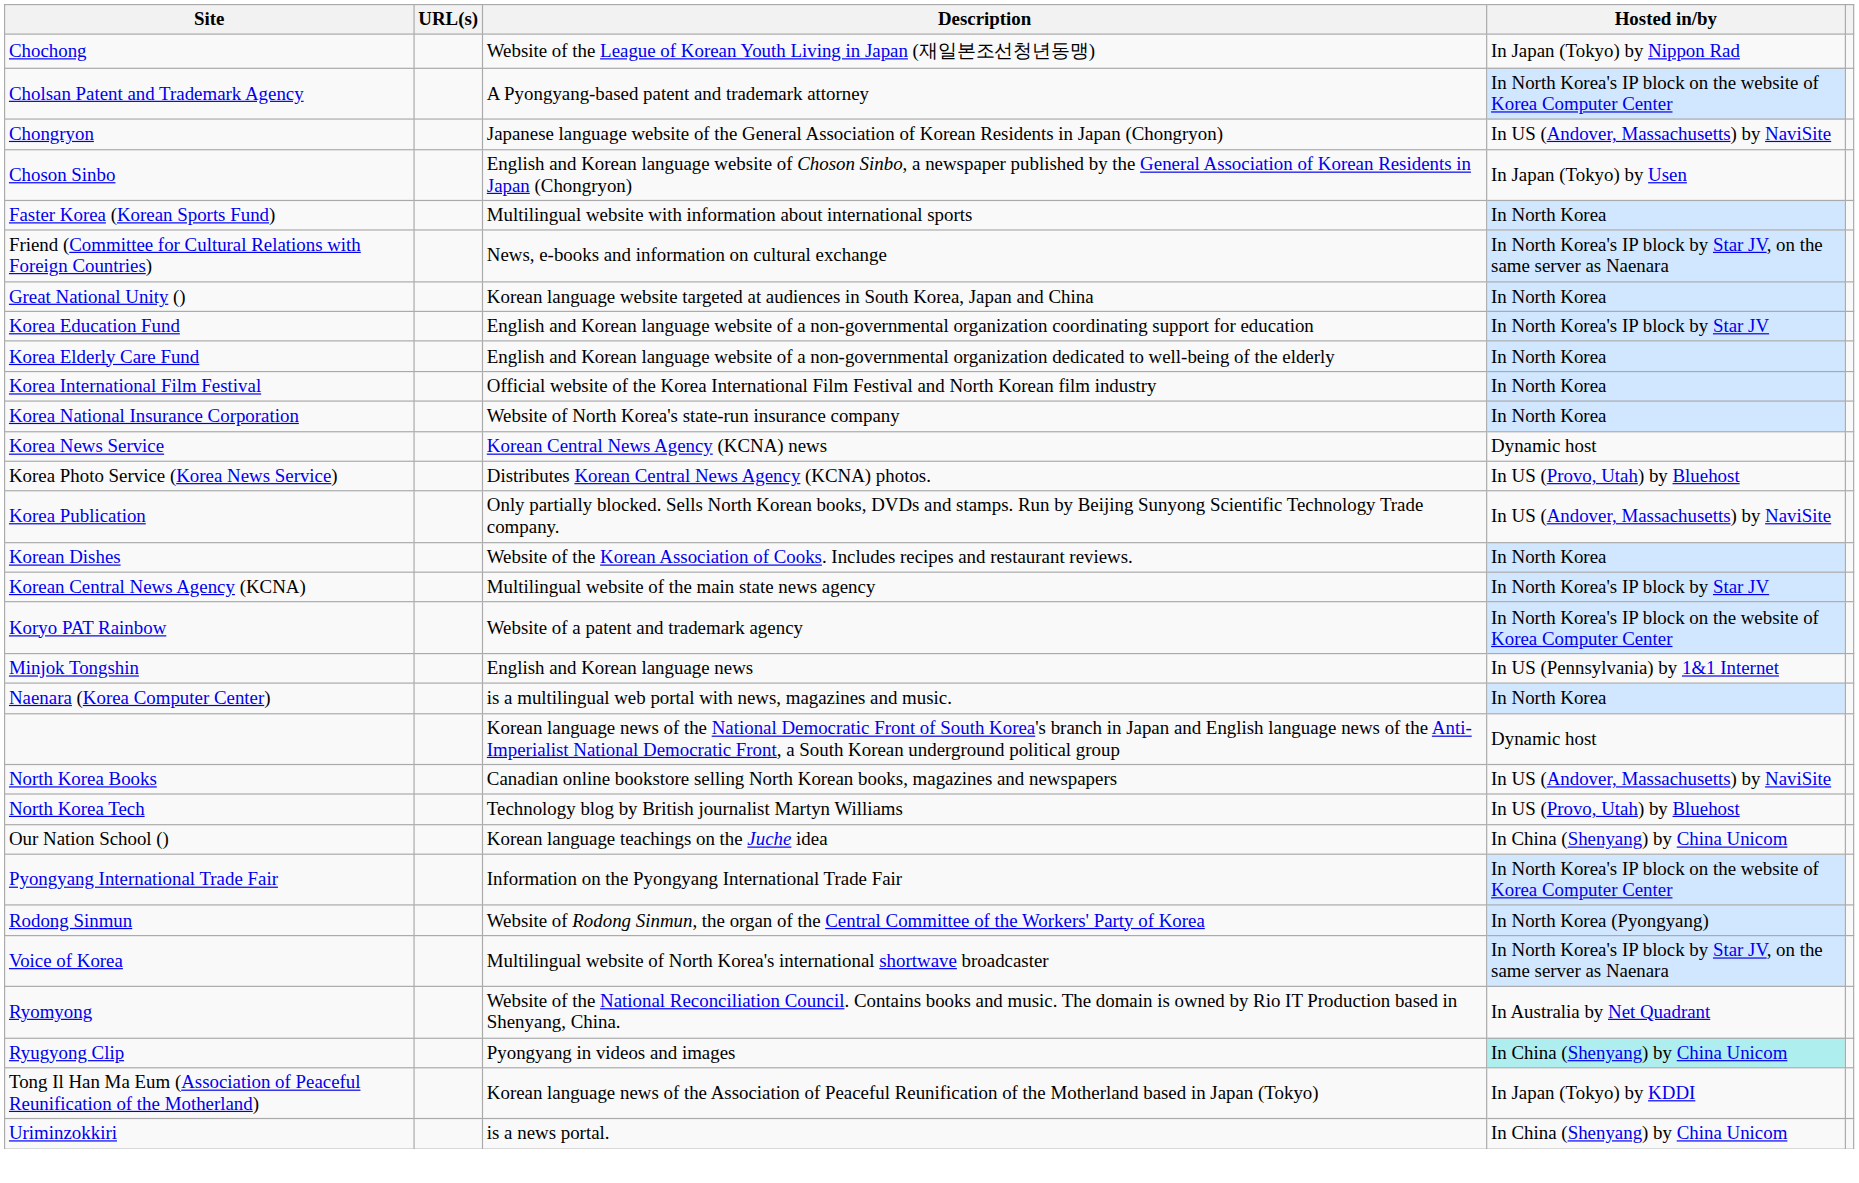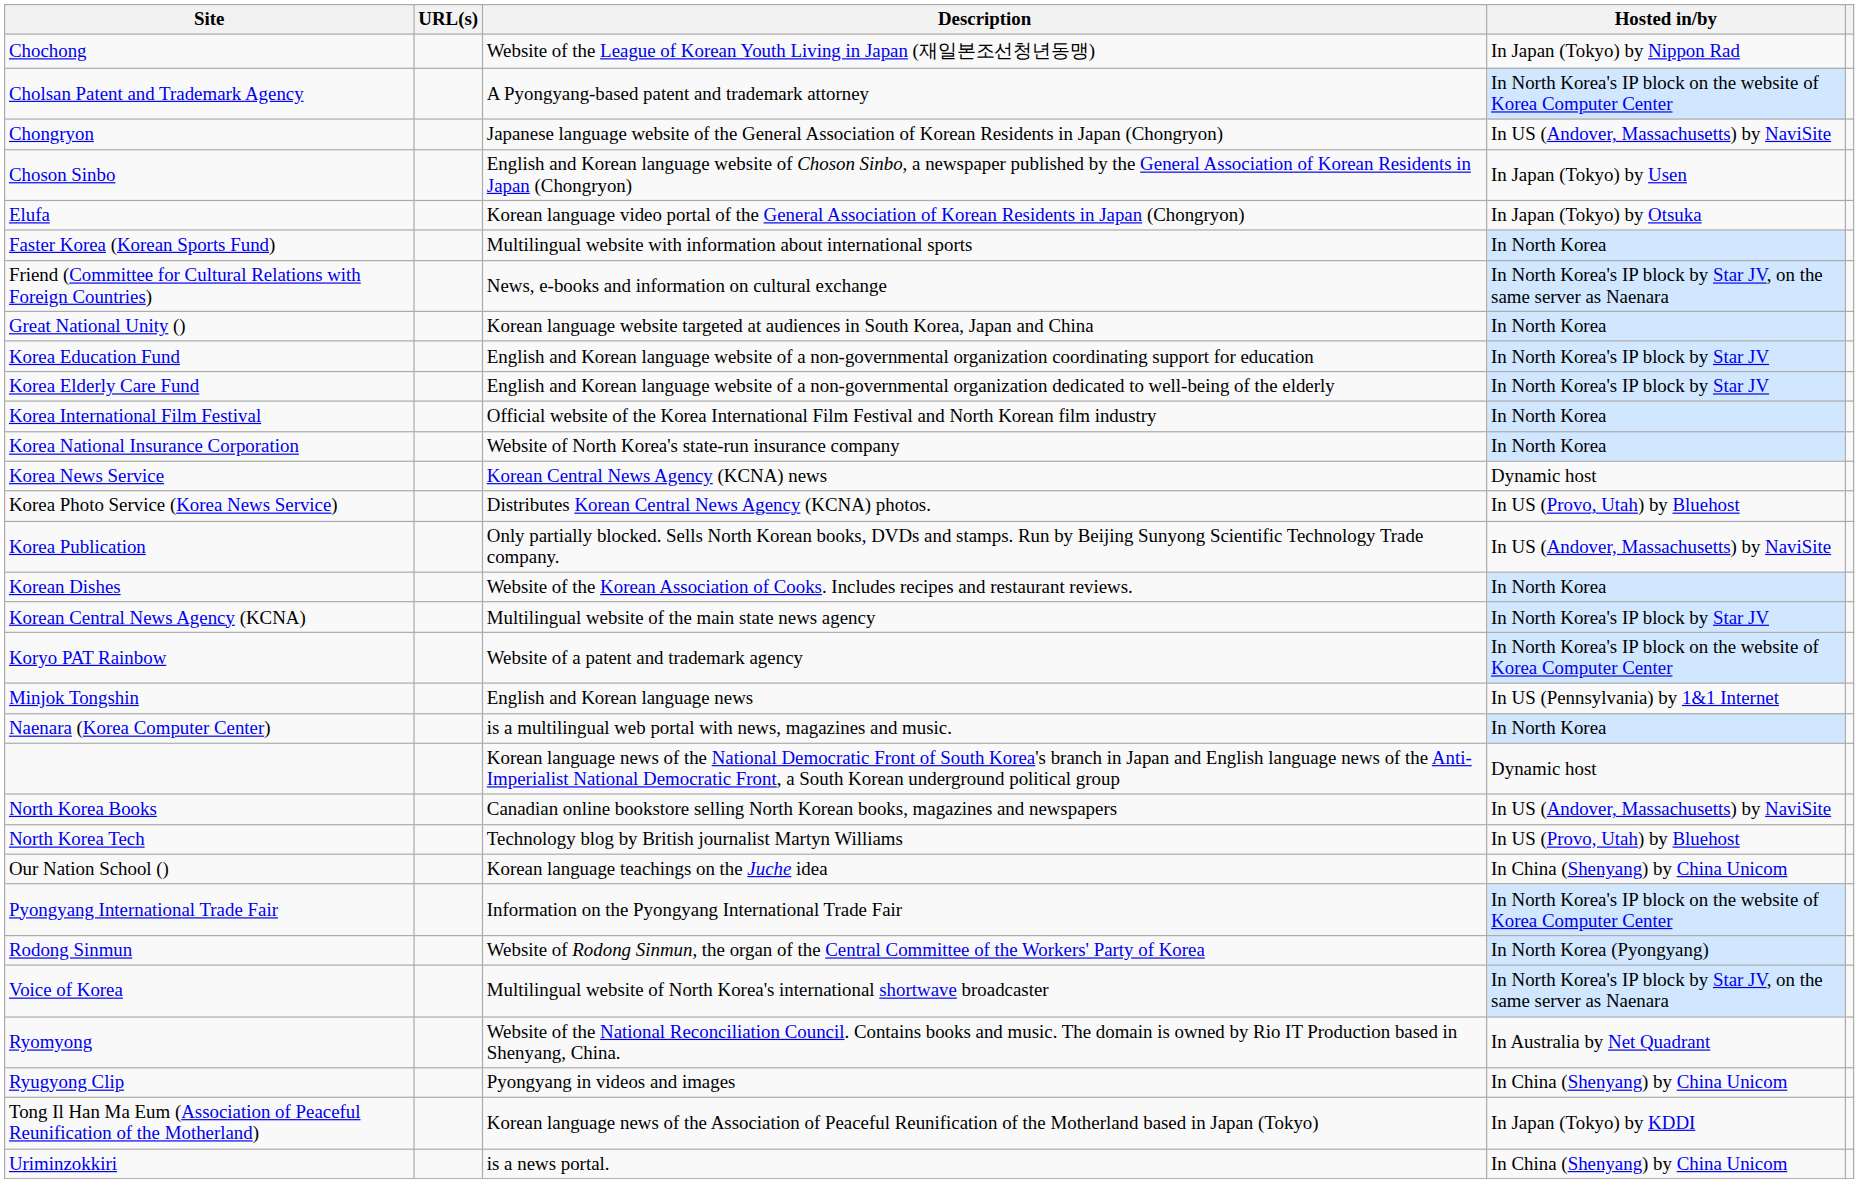+ row: (29, 215)
(1549, 356) In North Korea -> (1630, 386) In North Korea's IP block by Star JV
(1639, 1052) paleturquoise background -> (1639, 1082) no background
